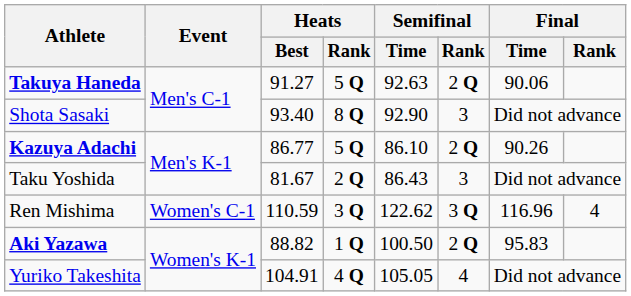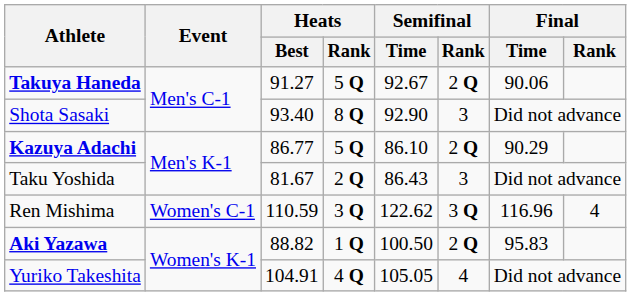(406, 83) 92.63 -> (406, 83) 92.67
(526, 147) 90.26 -> (526, 147) 90.29
